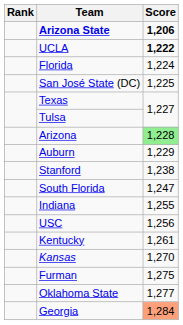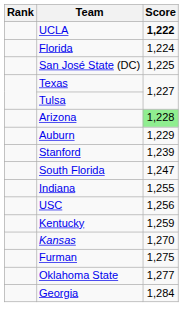- row: (74, 30)
(161, 170) 1,238 -> (161, 153) 1,239
(161, 240) 1,261 -> (161, 223) 1,259
(161, 310) lightsalmon background -> (161, 293) no background
